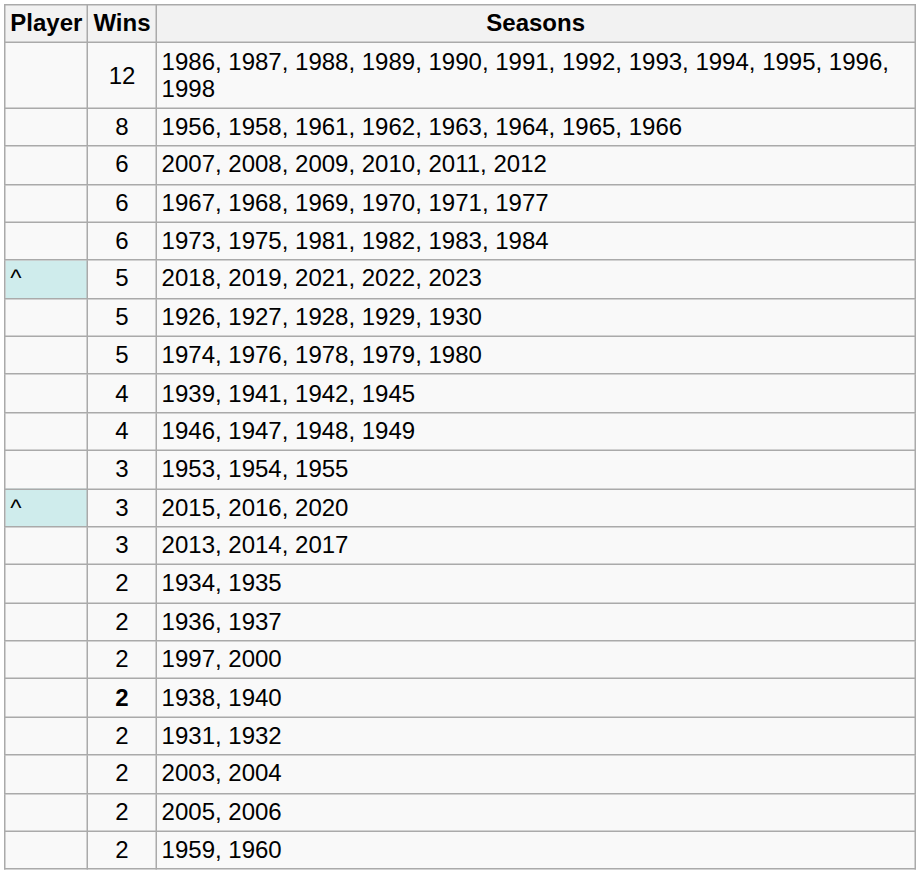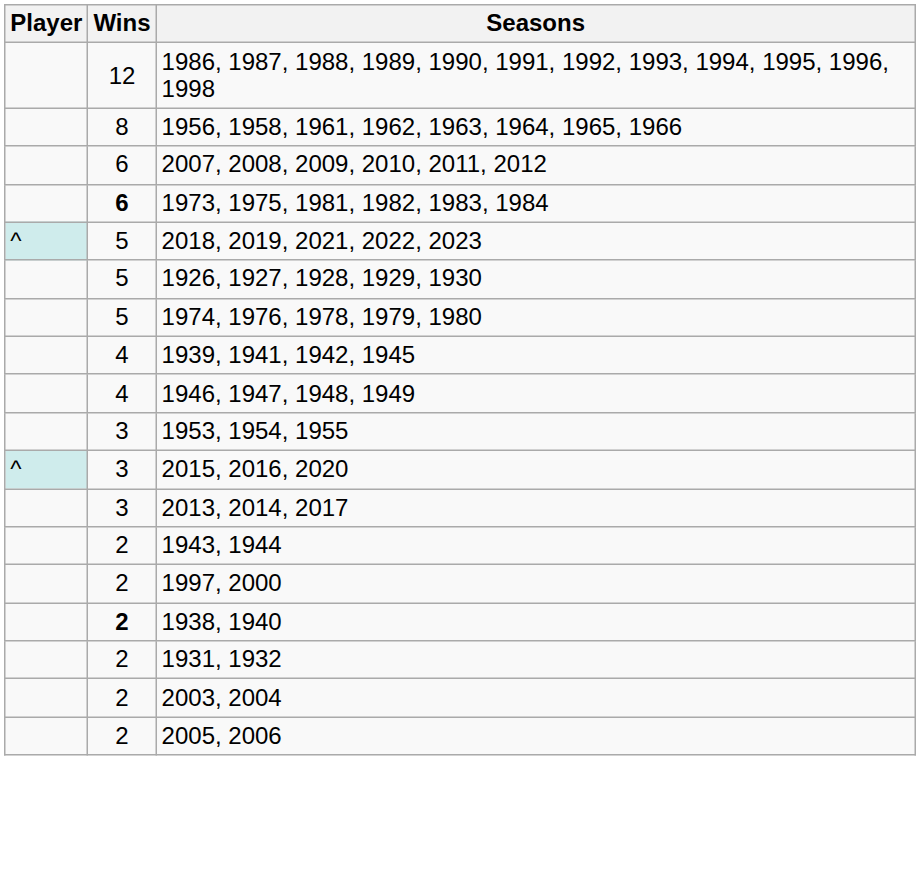- row: (355, 202)
(122, 240) normal -> (122, 202) bold
+ row: (222, 545)
- row: (222, 583)
- row: (222, 621)
- row: (222, 849)
